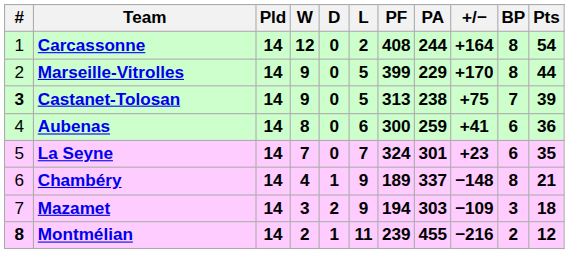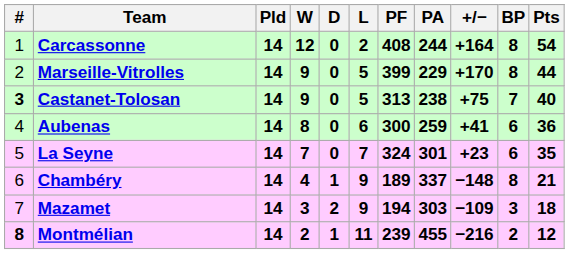(546, 99) 39 -> (546, 99) 40
